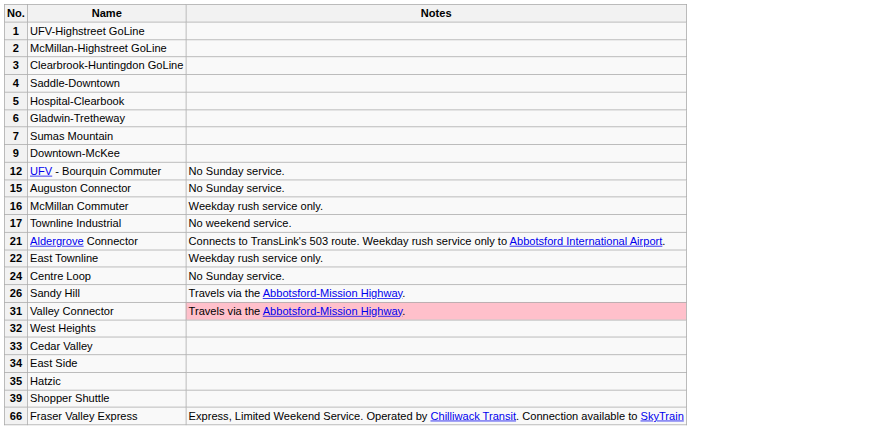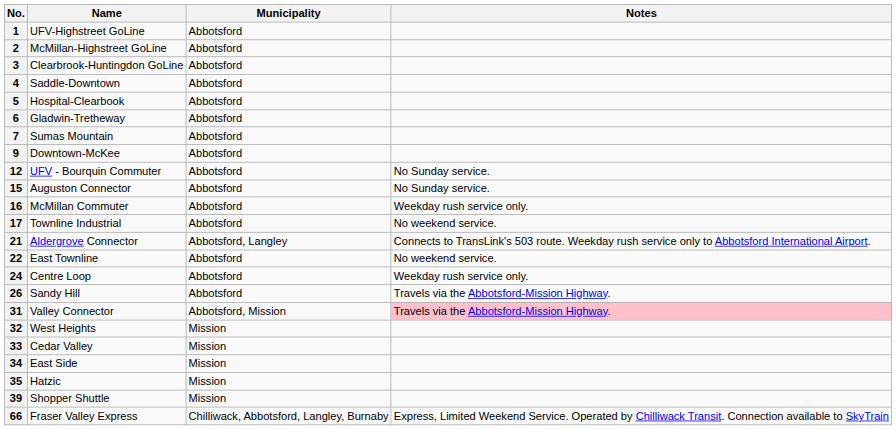+ column: (289, 14)
(256, 259) Weekday rush service only. -> (445, 259) No weekend service.
(237, 276) No Sunday service. -> (461, 276) Weekday rush service only.
